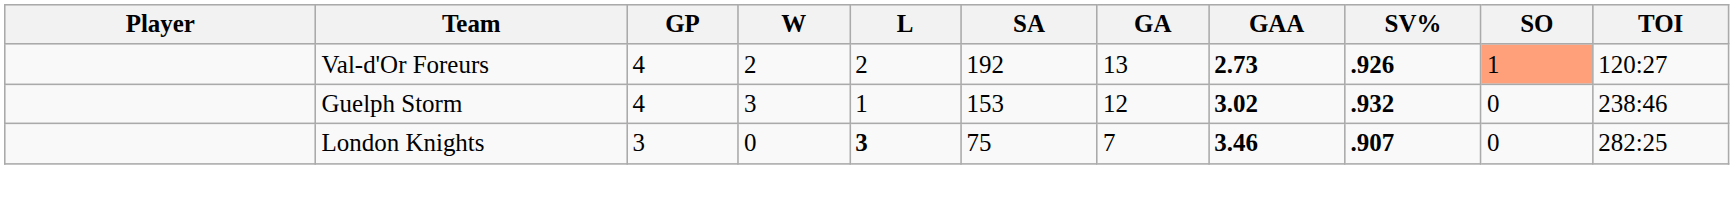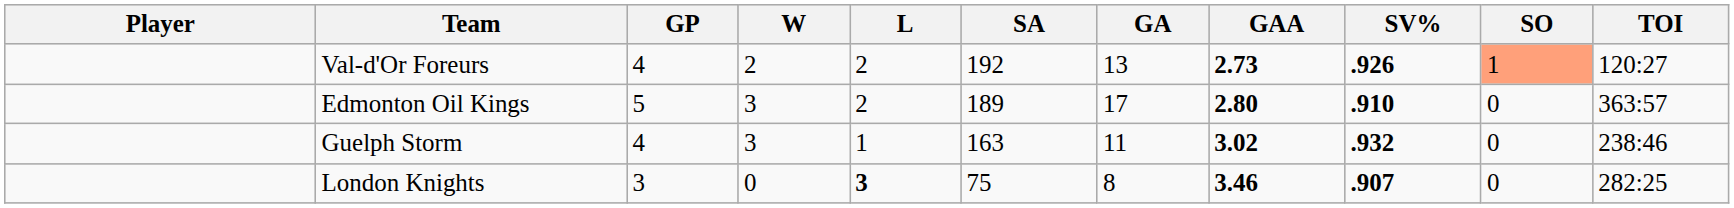+ row: (426, 103)
(985, 103) 153 -> (985, 143) 163
(1115, 103) 12 -> (1115, 143) 11
(1109, 143) 7 -> (1109, 182) 8
